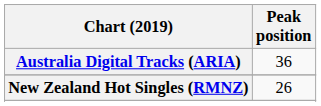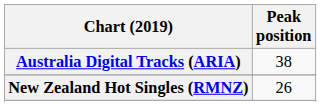(284, 61) 36 -> (284, 61) 38
